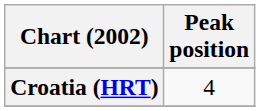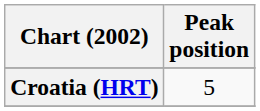(209, 86) 4 -> (209, 86) 5
